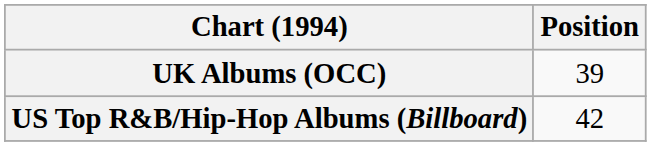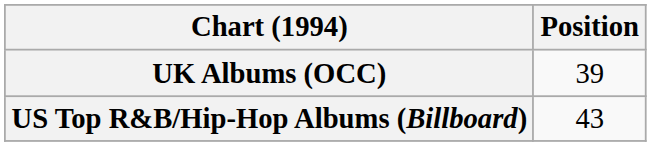(590, 118) 42 -> (590, 118) 43
